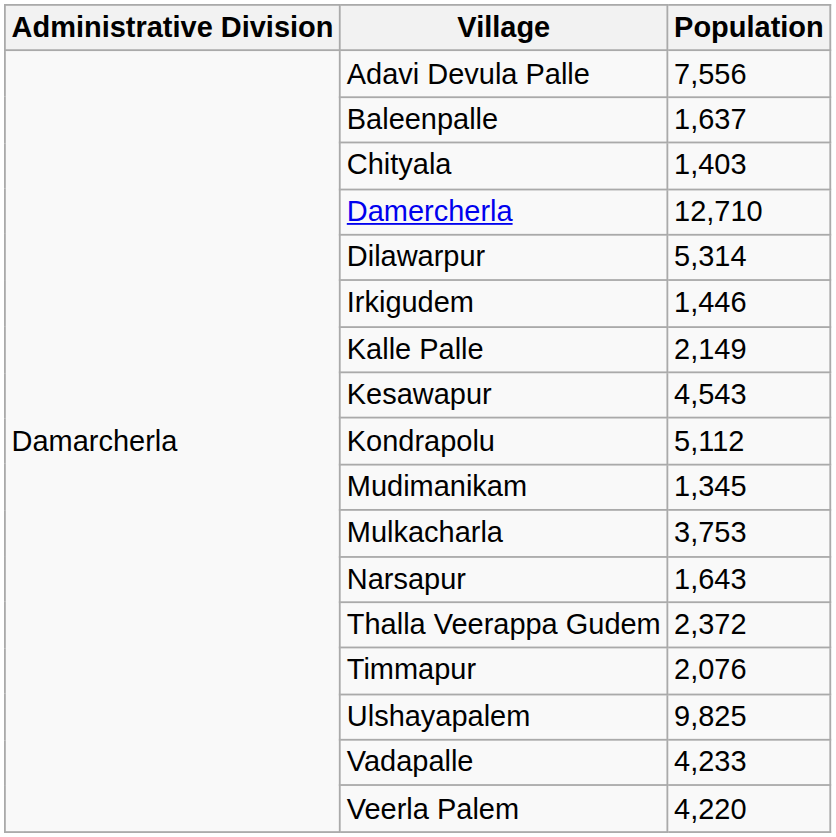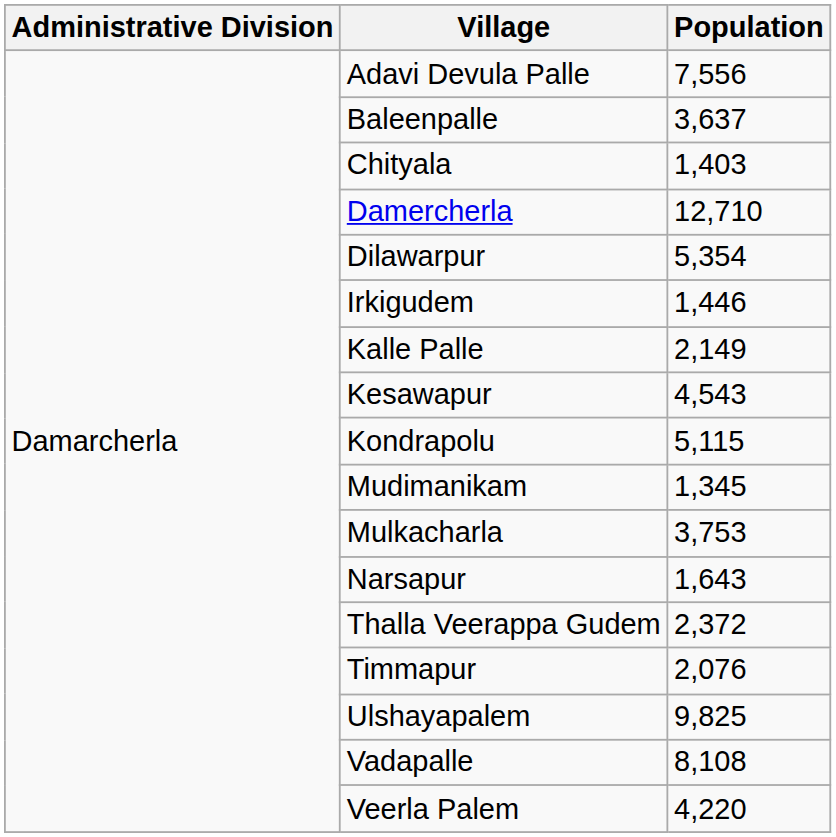(710, 119) 1,637 -> (710, 119) 3,637
(710, 257) 5,314 -> (710, 257) 5,354
(709, 440) 5,112 -> (709, 440) 5,115
(710, 762) 4,233 -> (710, 762) 8,108
